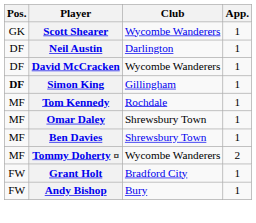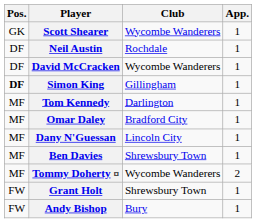(149, 48) Darlington -> (146, 48) Rochdale
(146, 102) Rochdale -> (149, 102) Darlington
(166, 119) Shrewsbury Town -> (156, 119) Bradford City
+ row: (76, 137)
(156, 173) Bradford City -> (166, 191) Shrewsbury Town
